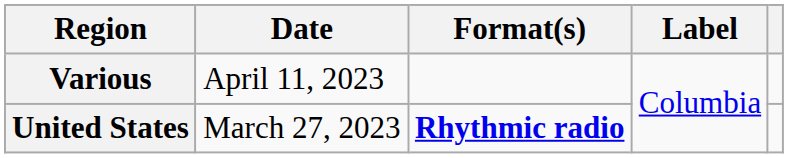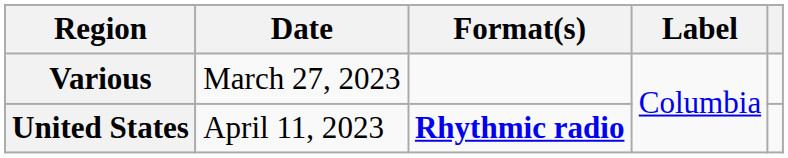(294, 78) April 11, 2023 -> (302, 78) March 27, 2023
(302, 127) March 27, 2023 -> (294, 127) April 11, 2023
